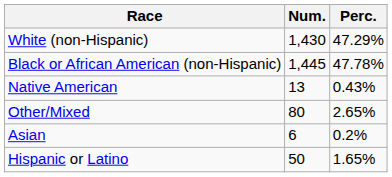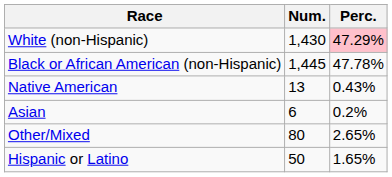(358, 40) no background -> (358, 40) pink background
rows swapped: (27, 135) <-> (49, 111)
